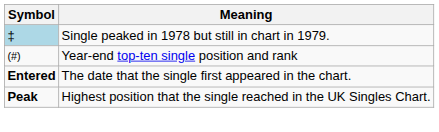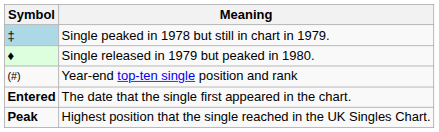+ row: (188, 55)
